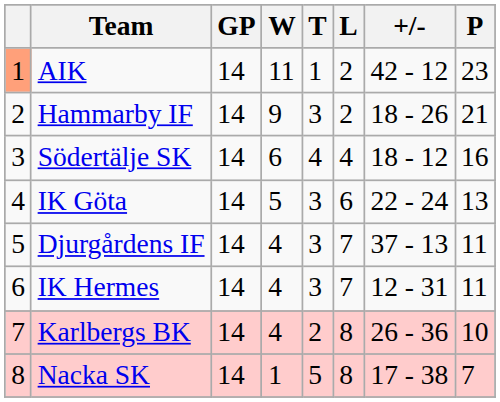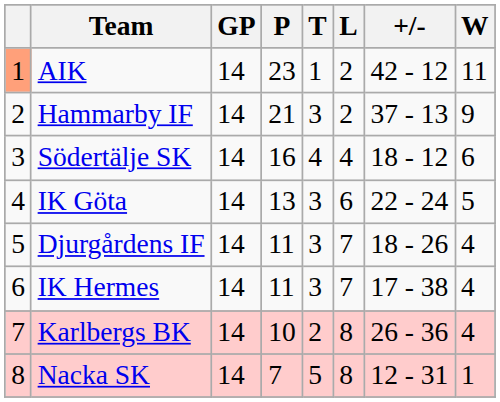columns swapped: (282, 26) <-> (475, 26)
(409, 113) 18 - 26 -> (409, 113) 37 - 13
(409, 244) 37 - 13 -> (409, 244) 18 - 26
(409, 288) 12 - 31 -> (409, 288) 17 - 38
(409, 375) 17 - 38 -> (409, 375) 12 - 31
